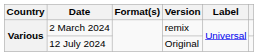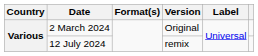(177, 28) remix -> (182, 28) Original
(182, 43) Original -> (177, 43) remix
